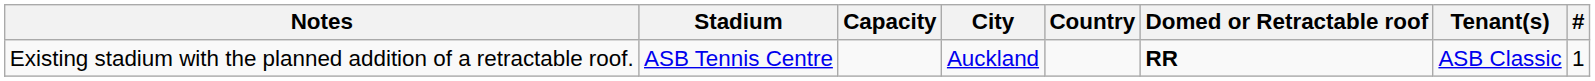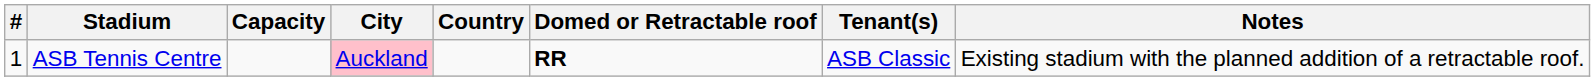columns swapped: (1578, 22) <-> (322, 22)
(993, 57) no background -> (382, 57) pink background
